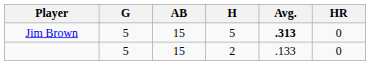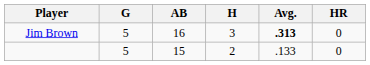(179, 32) 15 -> (179, 32) 16
(232, 32) 5 -> (232, 32) 3
